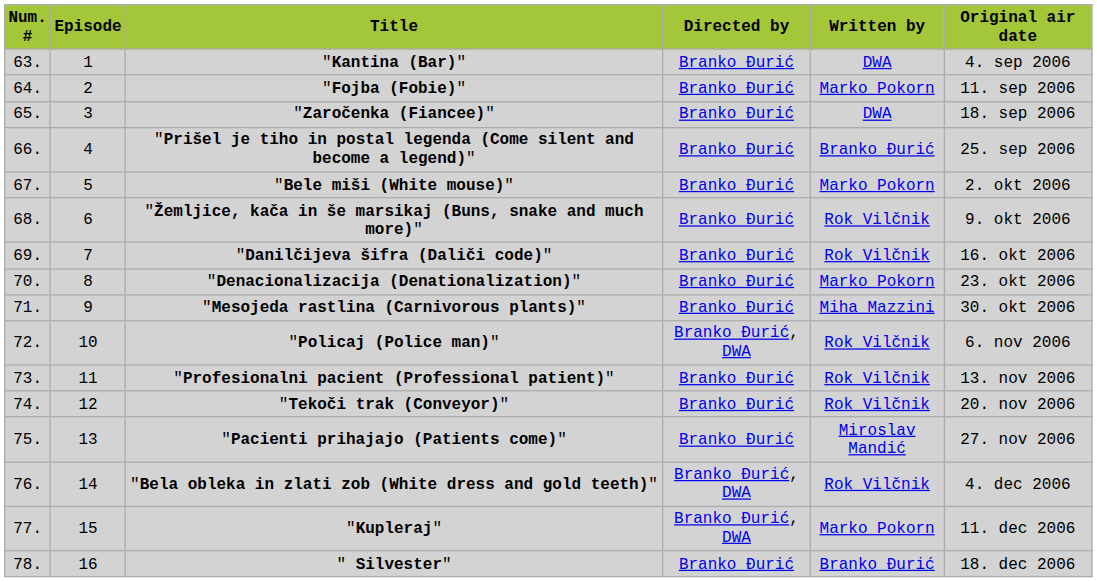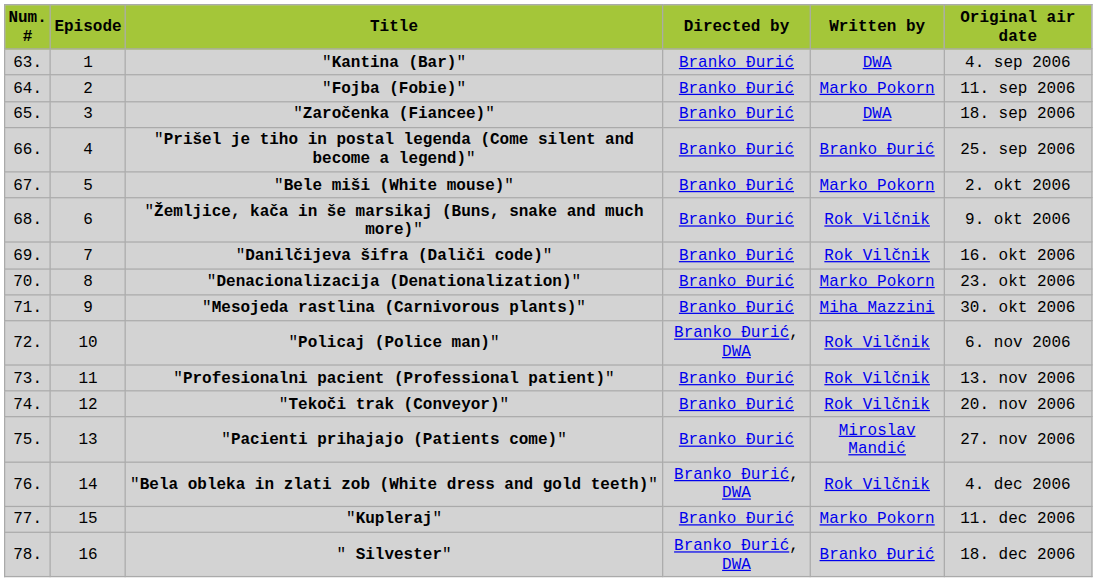(736, 528) Branko Đurić, DWA -> (736, 519) Branko Đurić
(736, 564) Branko Đurić -> (736, 555) Branko Đurić, DWA
